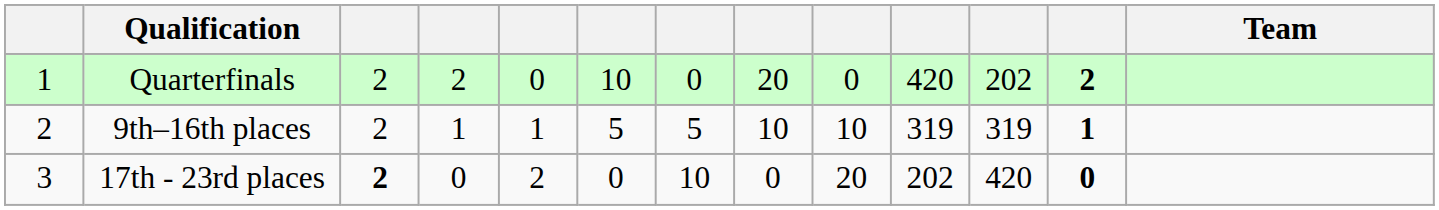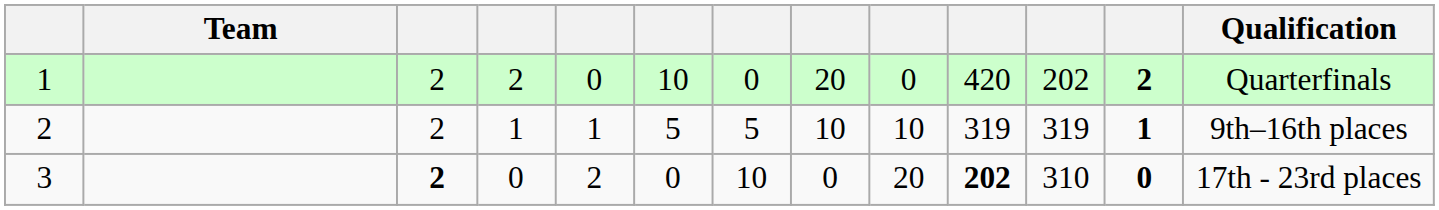columns swapped: (1280, 29) <-> (212, 29)
(930, 178) normal -> (987, 178) bold
(1009, 178) 420 -> (1066, 178) 310
